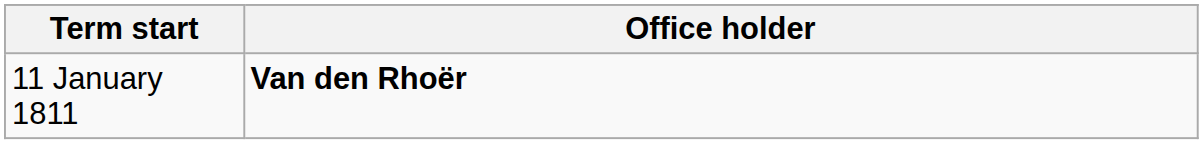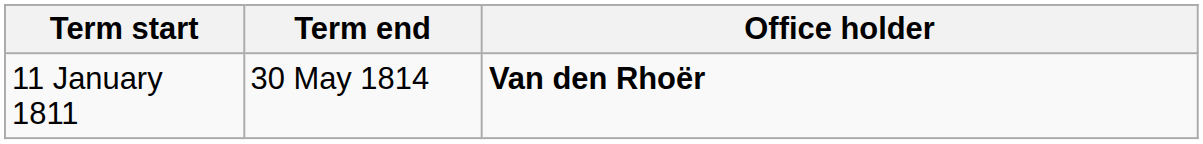+ column: (363, 28)
